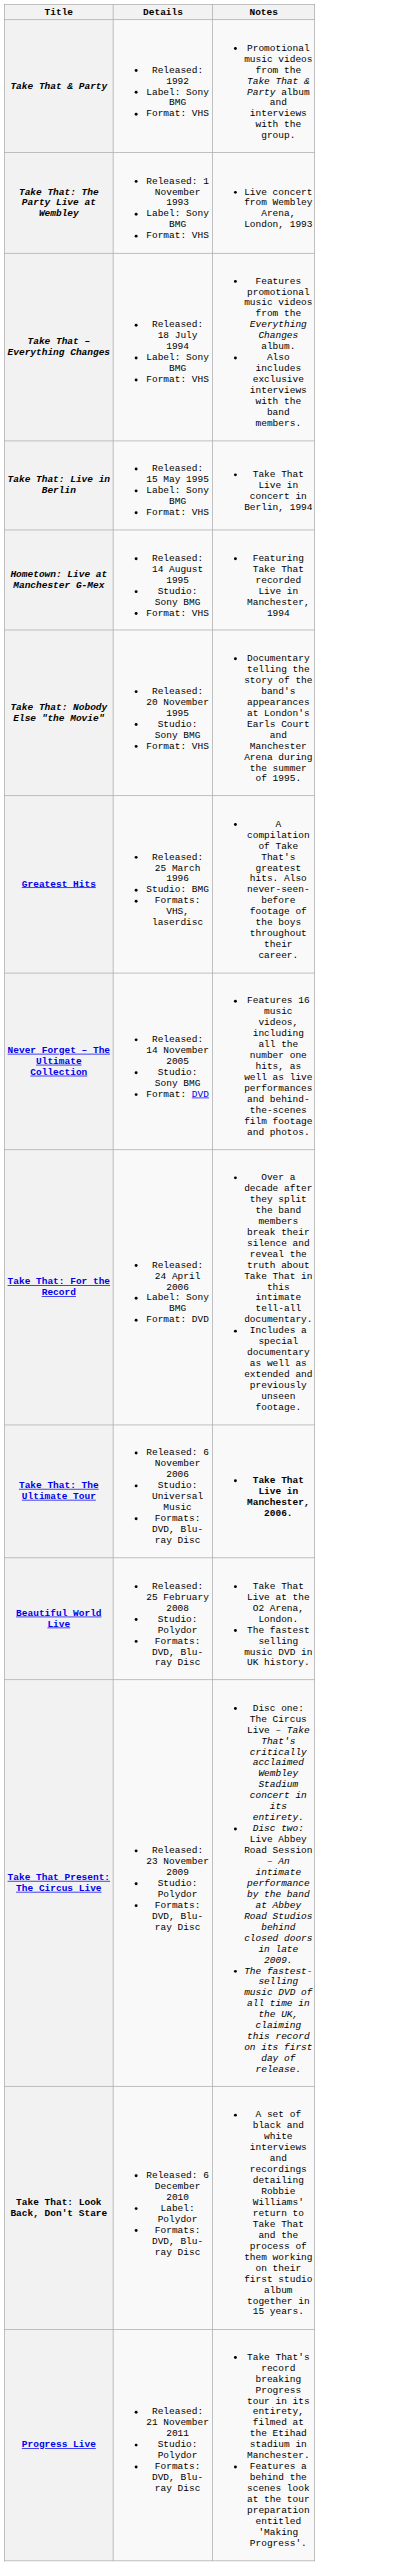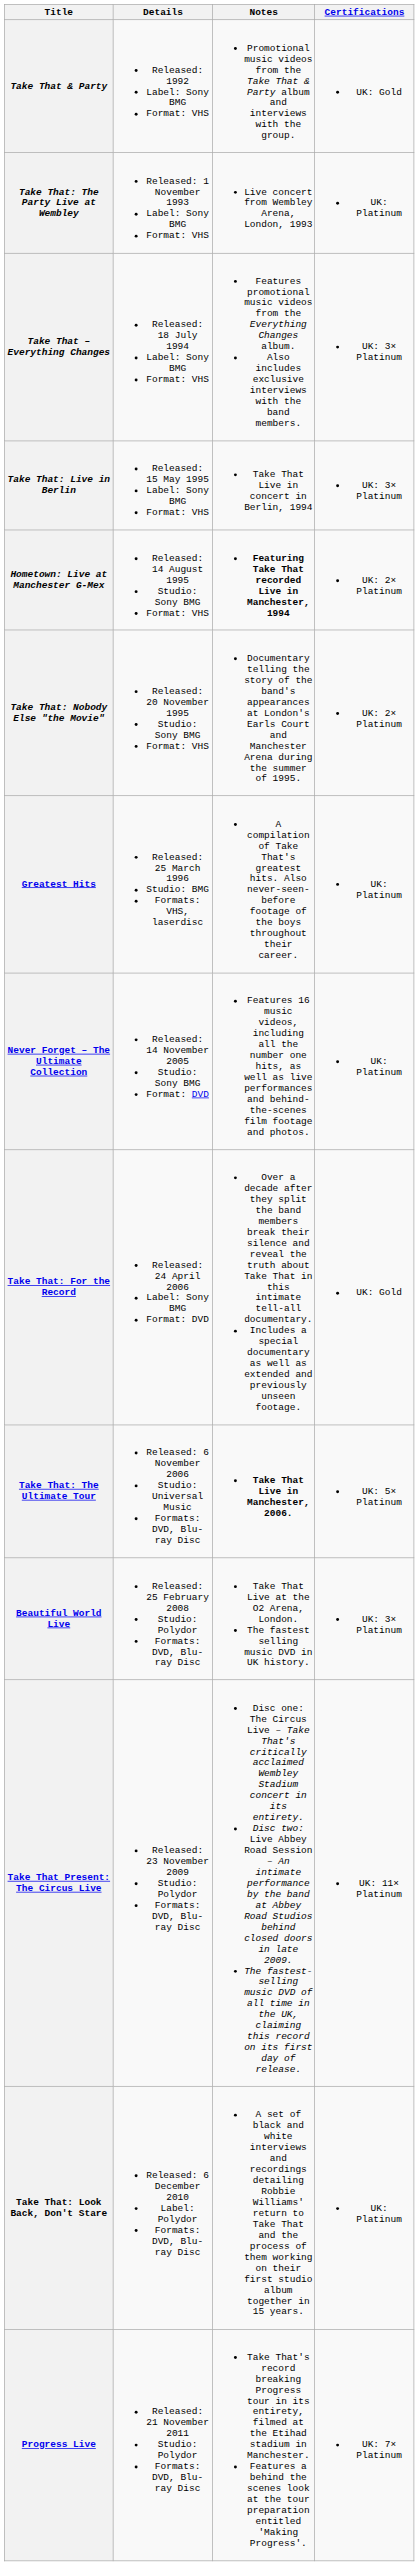+ column: (364, 12)
(264, 585) normal -> (264, 585) bold
